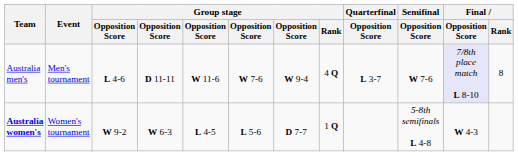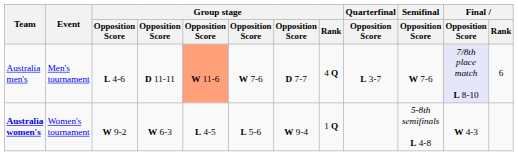(205, 79) no background -> (205, 79) lightsalmon background
(296, 79) W 9-4 -> (296, 79) D 7-7
(501, 74) 8 -> (501, 74) 6
(296, 132) D 7-7 -> (296, 132) W 9-4
